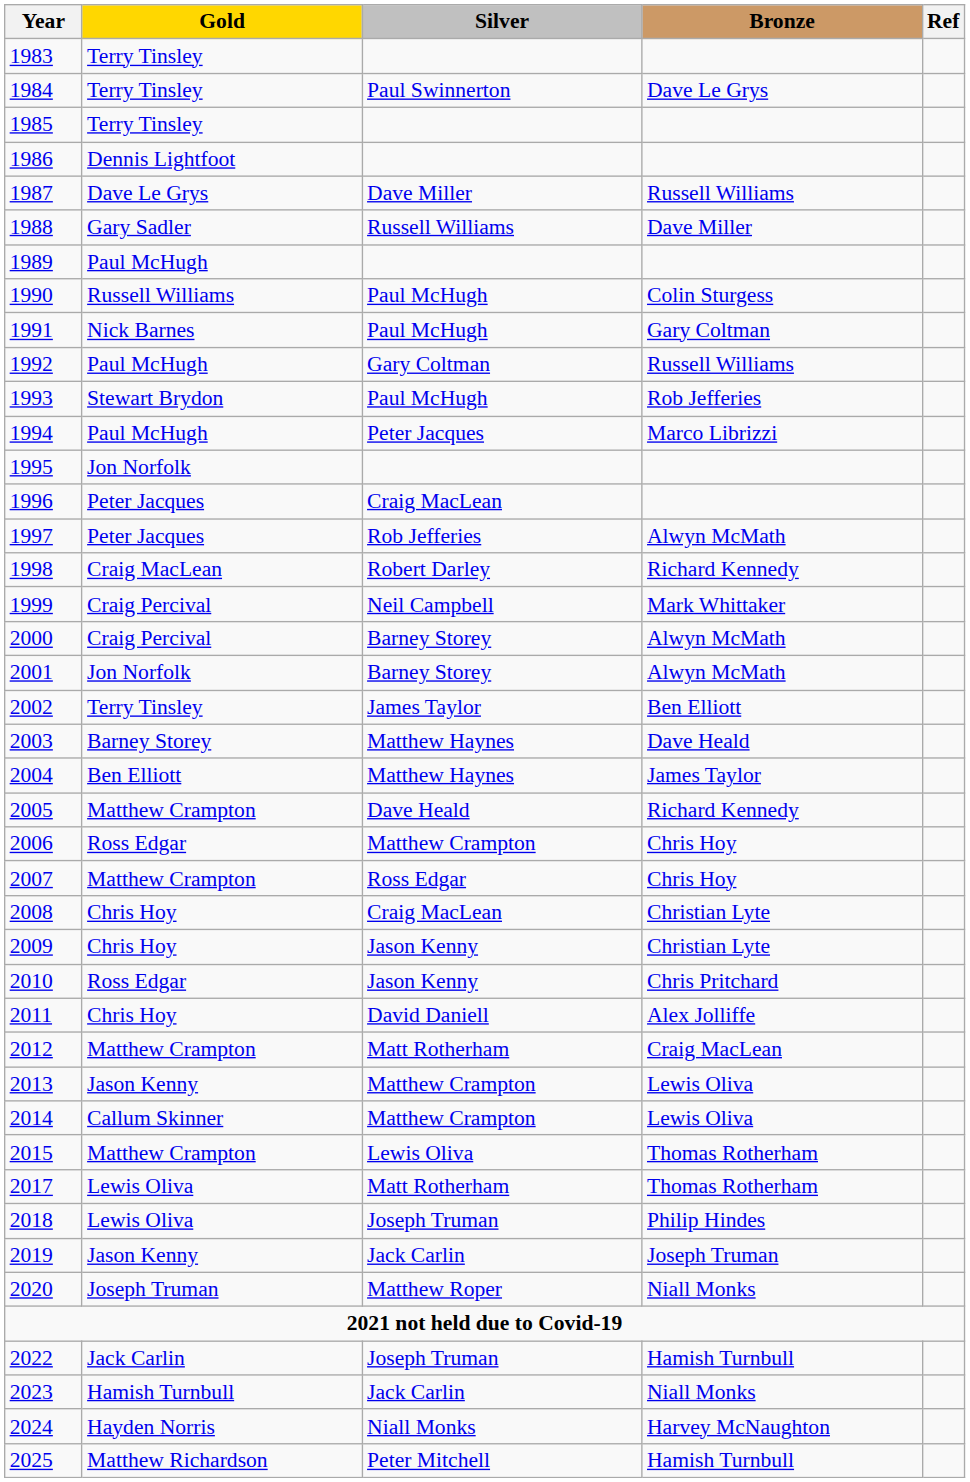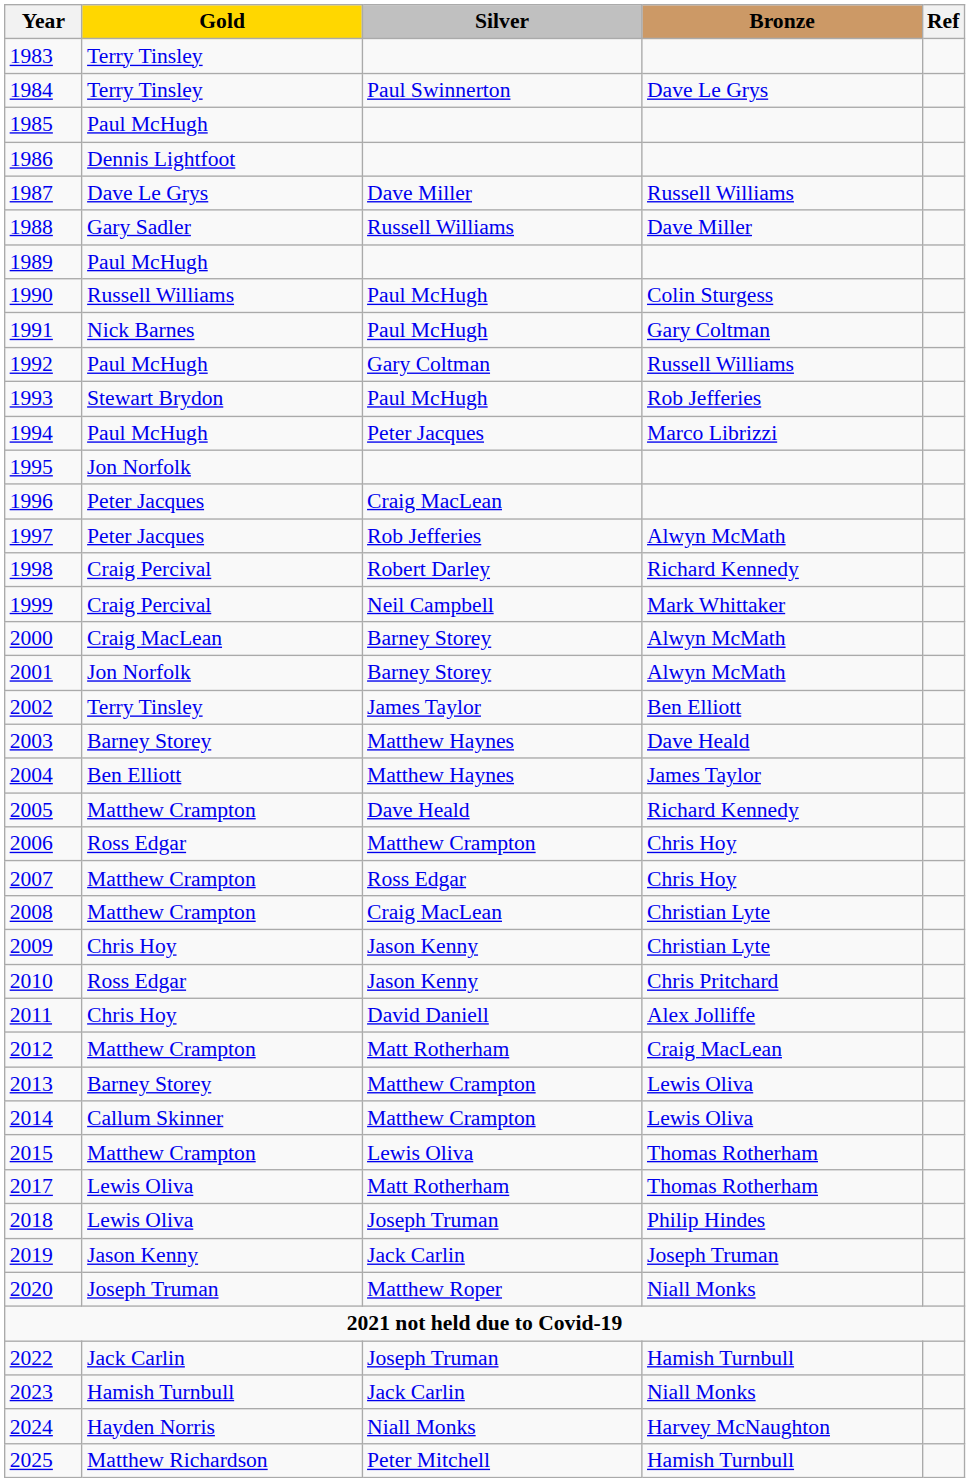(145, 124) Terry Tinsley -> (147, 124) Paul McHugh
(155, 569) Craig MacLean -> (149, 569) Craig Percival
(149, 638) Craig Percival -> (155, 638) Craig MacLean
(132, 912) Chris Hoy -> (171, 912) Matthew Crampton
(143, 1083) Jason Kenny -> (149, 1083) Barney Storey
